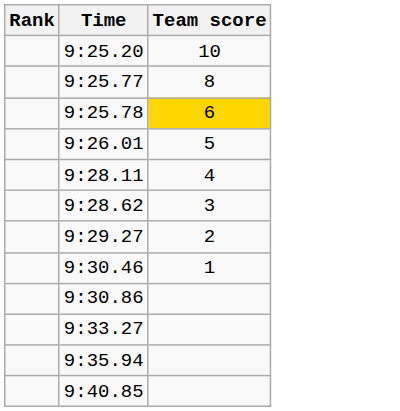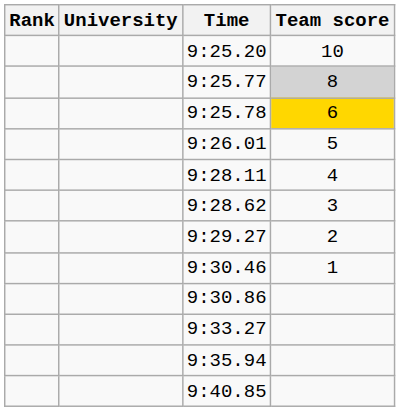+ column: (121, 20)
(210, 82) no background -> (332, 82) lightgrey background
